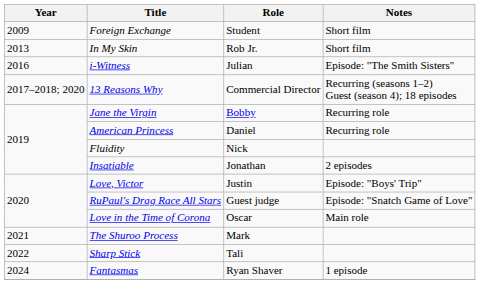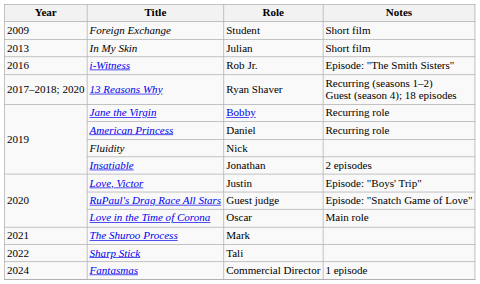(242, 48) Rob Jr. -> (239, 48) Julian
(239, 65) Julian -> (242, 65) Rob Jr.
(273, 89) Commercial Director -> (254, 89) Ryan Shaver
(254, 270) Ryan Shaver -> (273, 270) Commercial Director
